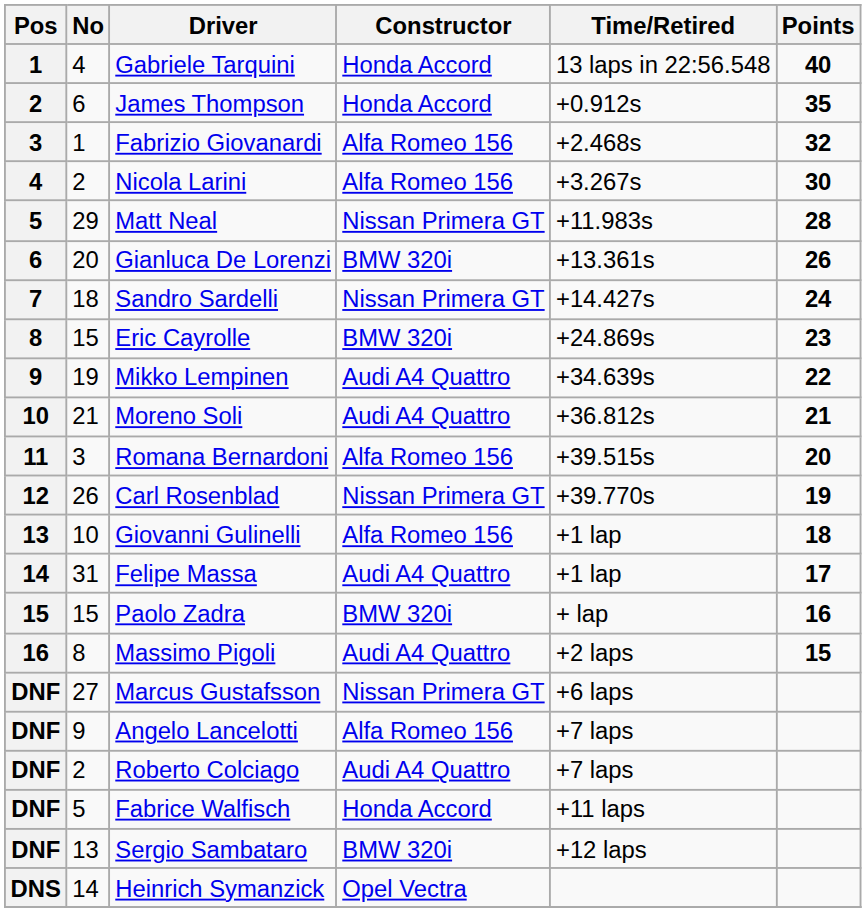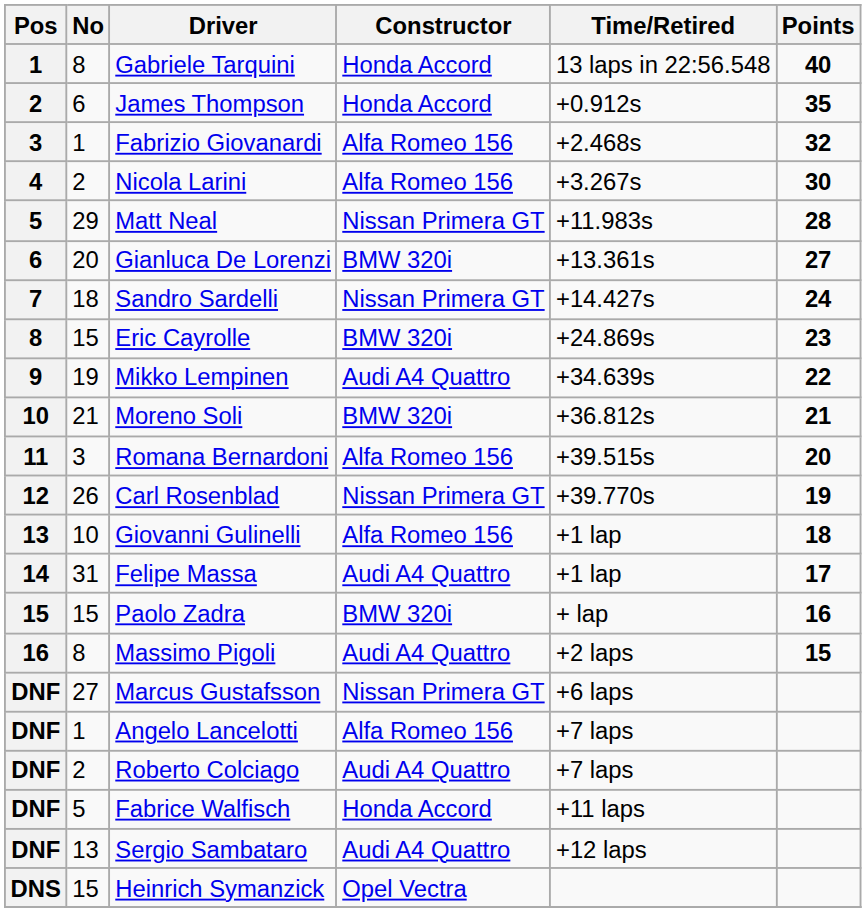(79, 64) 4 -> (79, 64) 8
(818, 260) 26 -> (818, 260) 27
(426, 417) Audi A4 Quattro -> (397, 417) BMW 320i
(79, 731) 9 -> (79, 731) 1
(397, 848) BMW 320i -> (426, 848) Audi A4 Quattro
(85, 888) 14 -> (85, 888) 15
